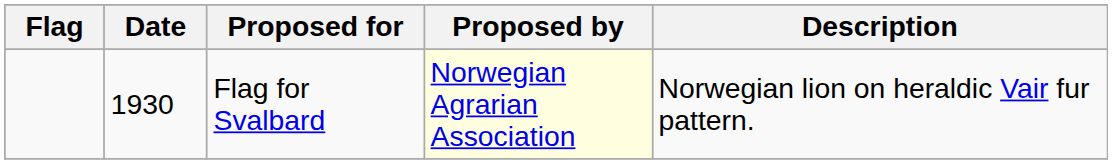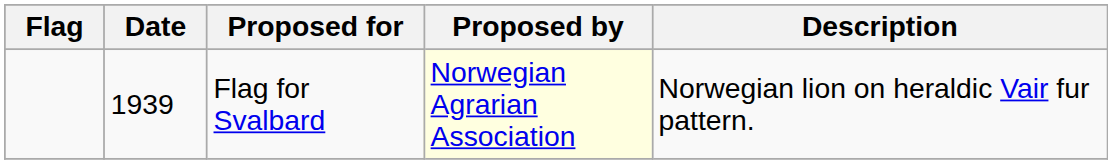(142, 103) 1930 -> (142, 103) 1939
